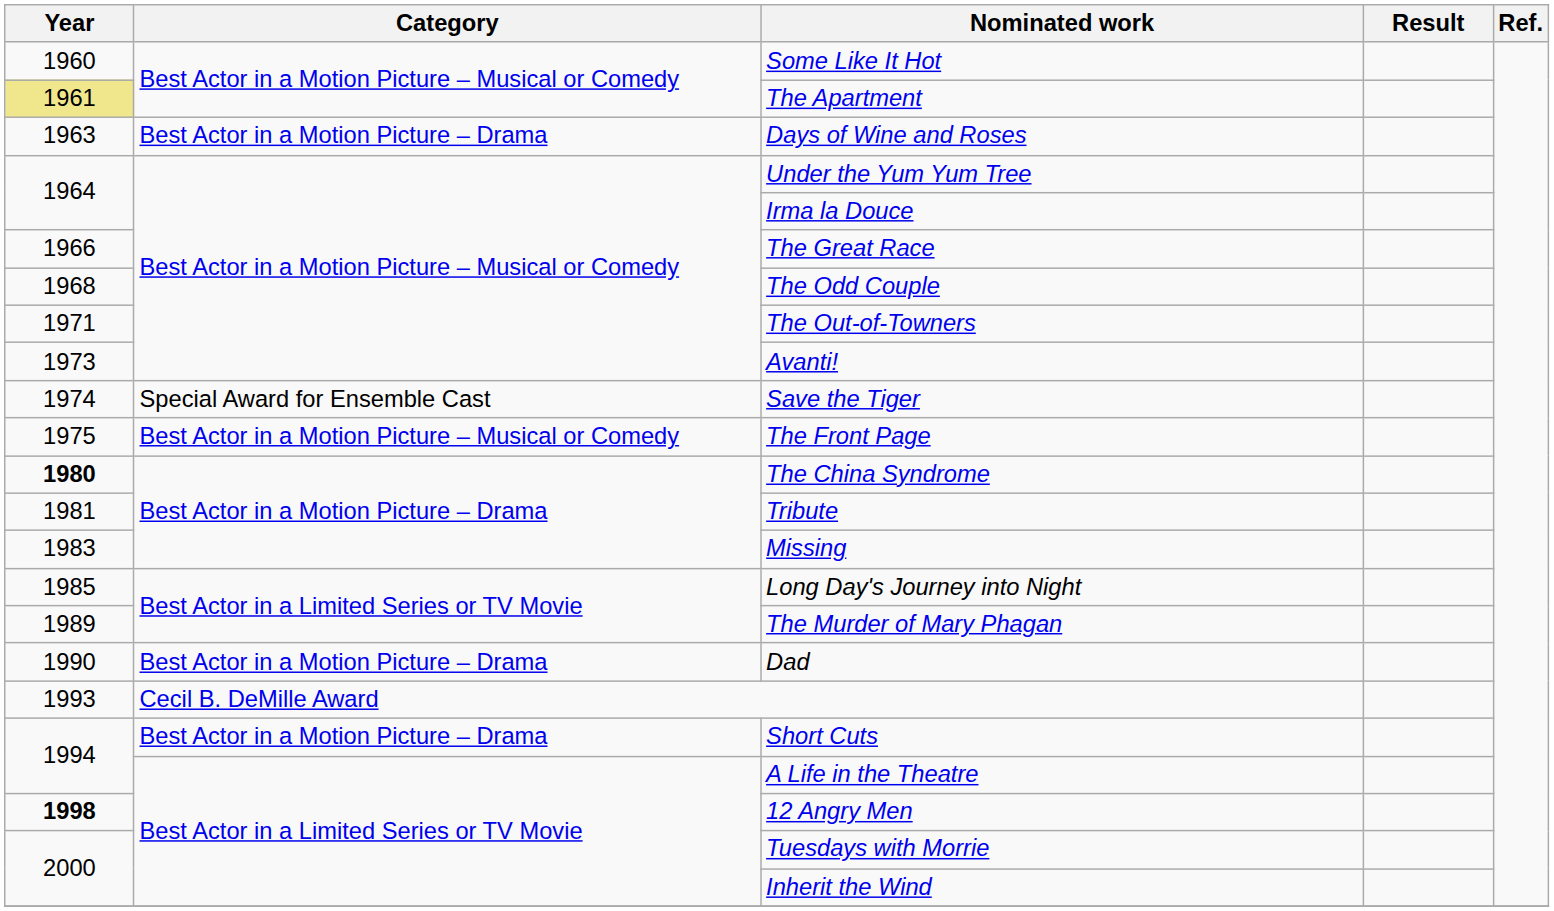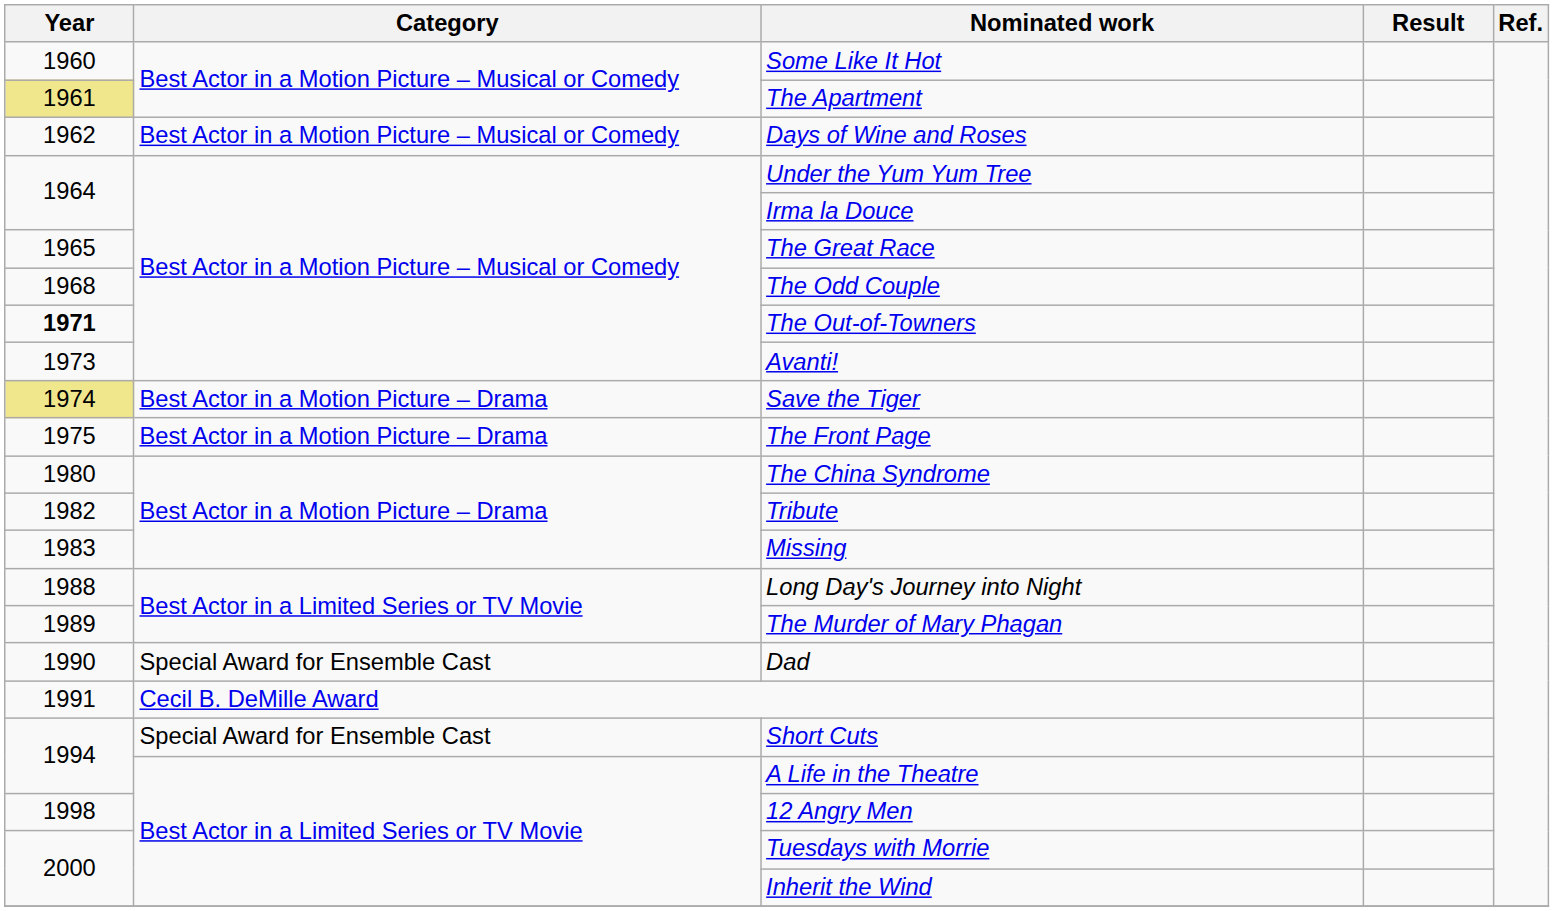(69, 135) 1963 -> (69, 135) 1962
(344, 135) Best Actor in a Motion Picture – Drama -> (409, 135) Best Actor in a Motion Picture – Musical or Comedy
(69, 248) 1966 -> (69, 248) 1965
(69, 323) normal -> (69, 323) bold
(69, 398) no background -> (69, 398) khaki background
(315, 398) Special Award for Ensemble Cast -> (344, 398) Best Actor in a Motion Picture – Drama
(409, 436) Best Actor in a Motion Picture – Musical or Comedy -> (344, 436) Best Actor in a Motion Picture – Drama
(69, 473) bold -> (69, 473) normal
(69, 511) 1981 -> (69, 511) 1982
(69, 586) 1985 -> (69, 586) 1988
(344, 661) Best Actor in a Motion Picture – Drama -> (315, 661) Special Award for Ensemble Cast
(69, 699) 1993 -> (69, 699) 1991
(344, 736) Best Actor in a Motion Picture – Drama -> (315, 736) Special Award for Ensemble Cast
(69, 811) bold -> (69, 811) normal
